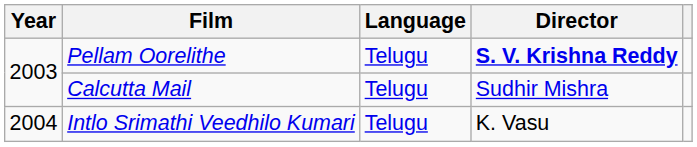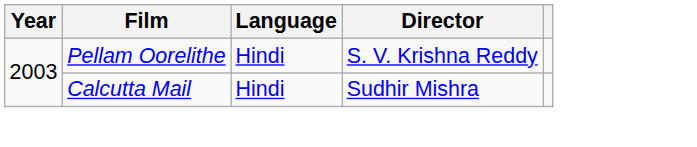(396, 55) Telugu -> (260, 55) Hindi
(577, 55) bold -> (442, 55) normal
(396, 89) Telugu -> (260, 89) Hindi
- row: (211, 123)
